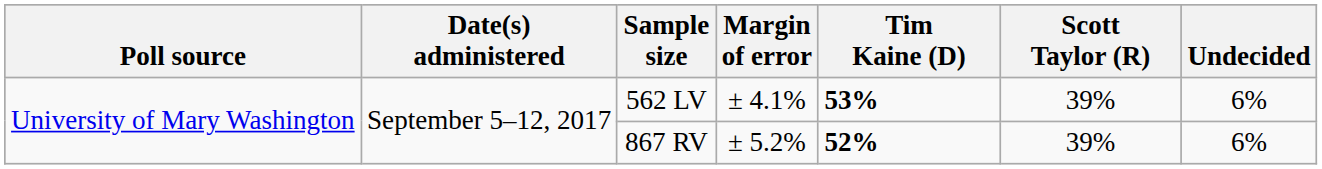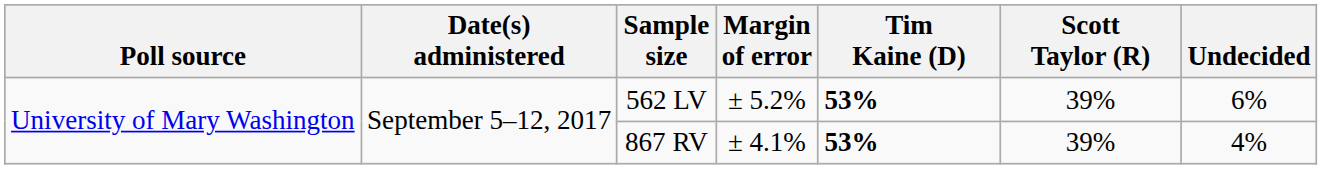(767, 99) ± 4.1% -> (767, 99) ± 5.2%
(767, 142) ± 5.2% -> (767, 142) ± 4.1%
(852, 142) 52% -> (852, 142) 53%
(1249, 142) 6% -> (1249, 142) 4%
